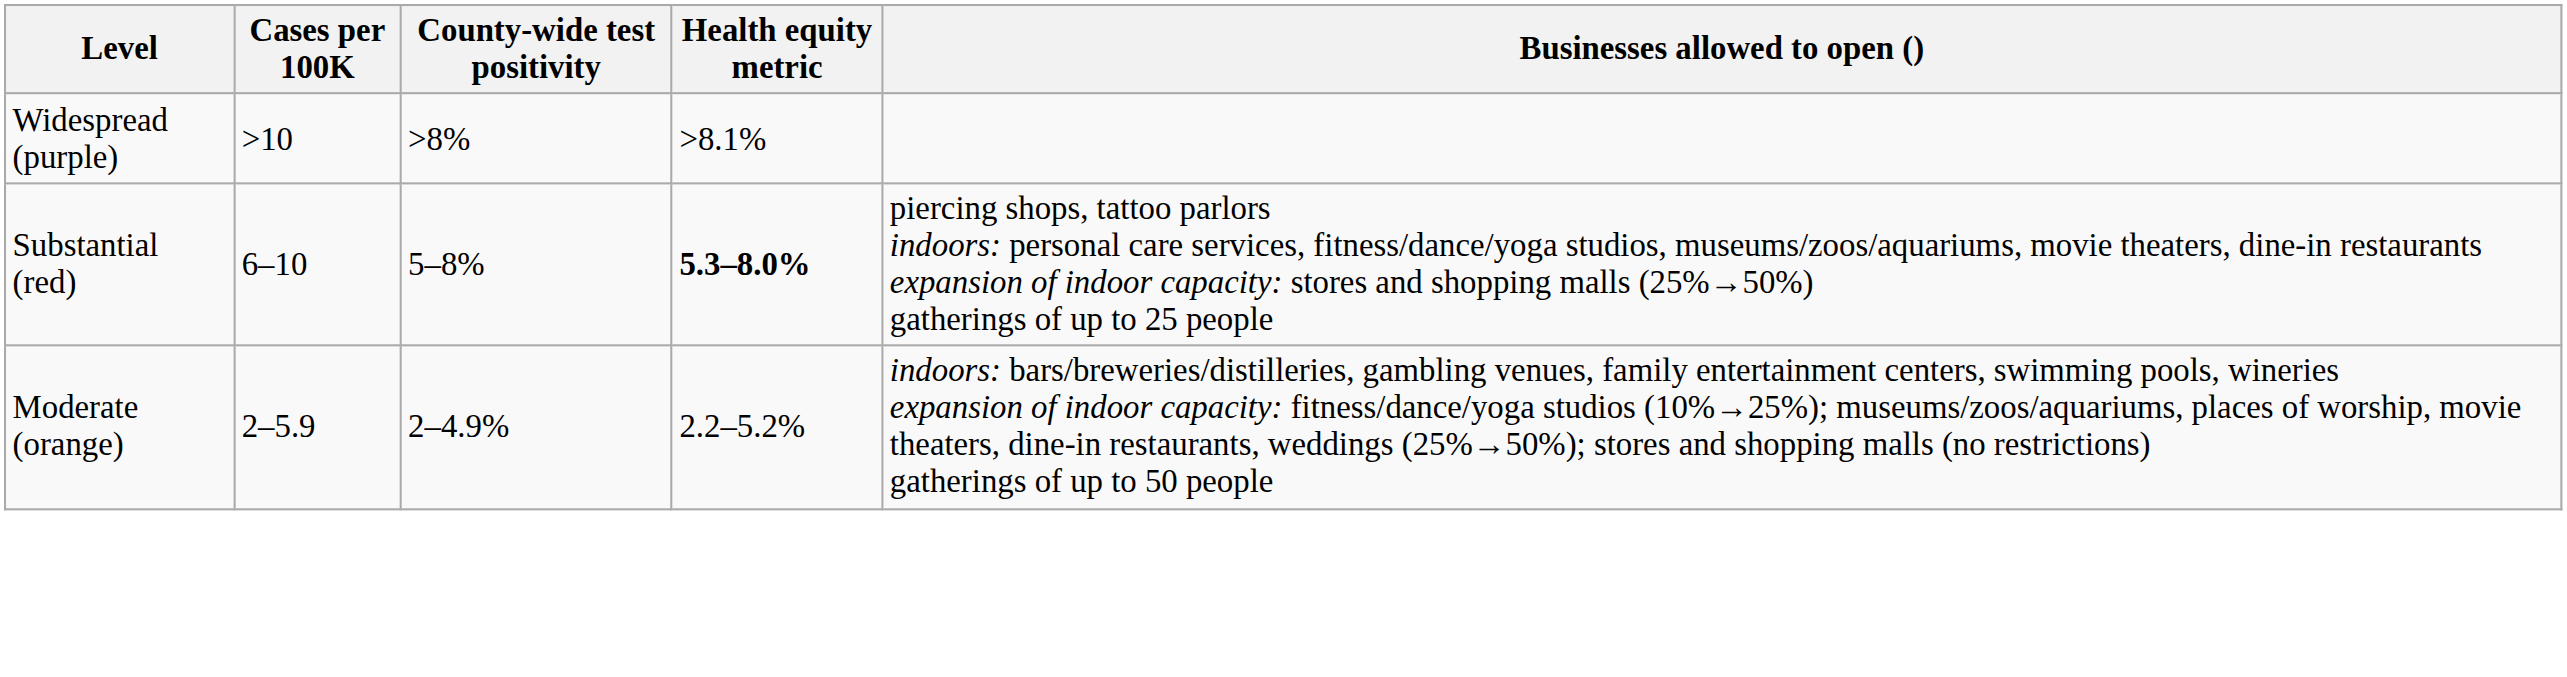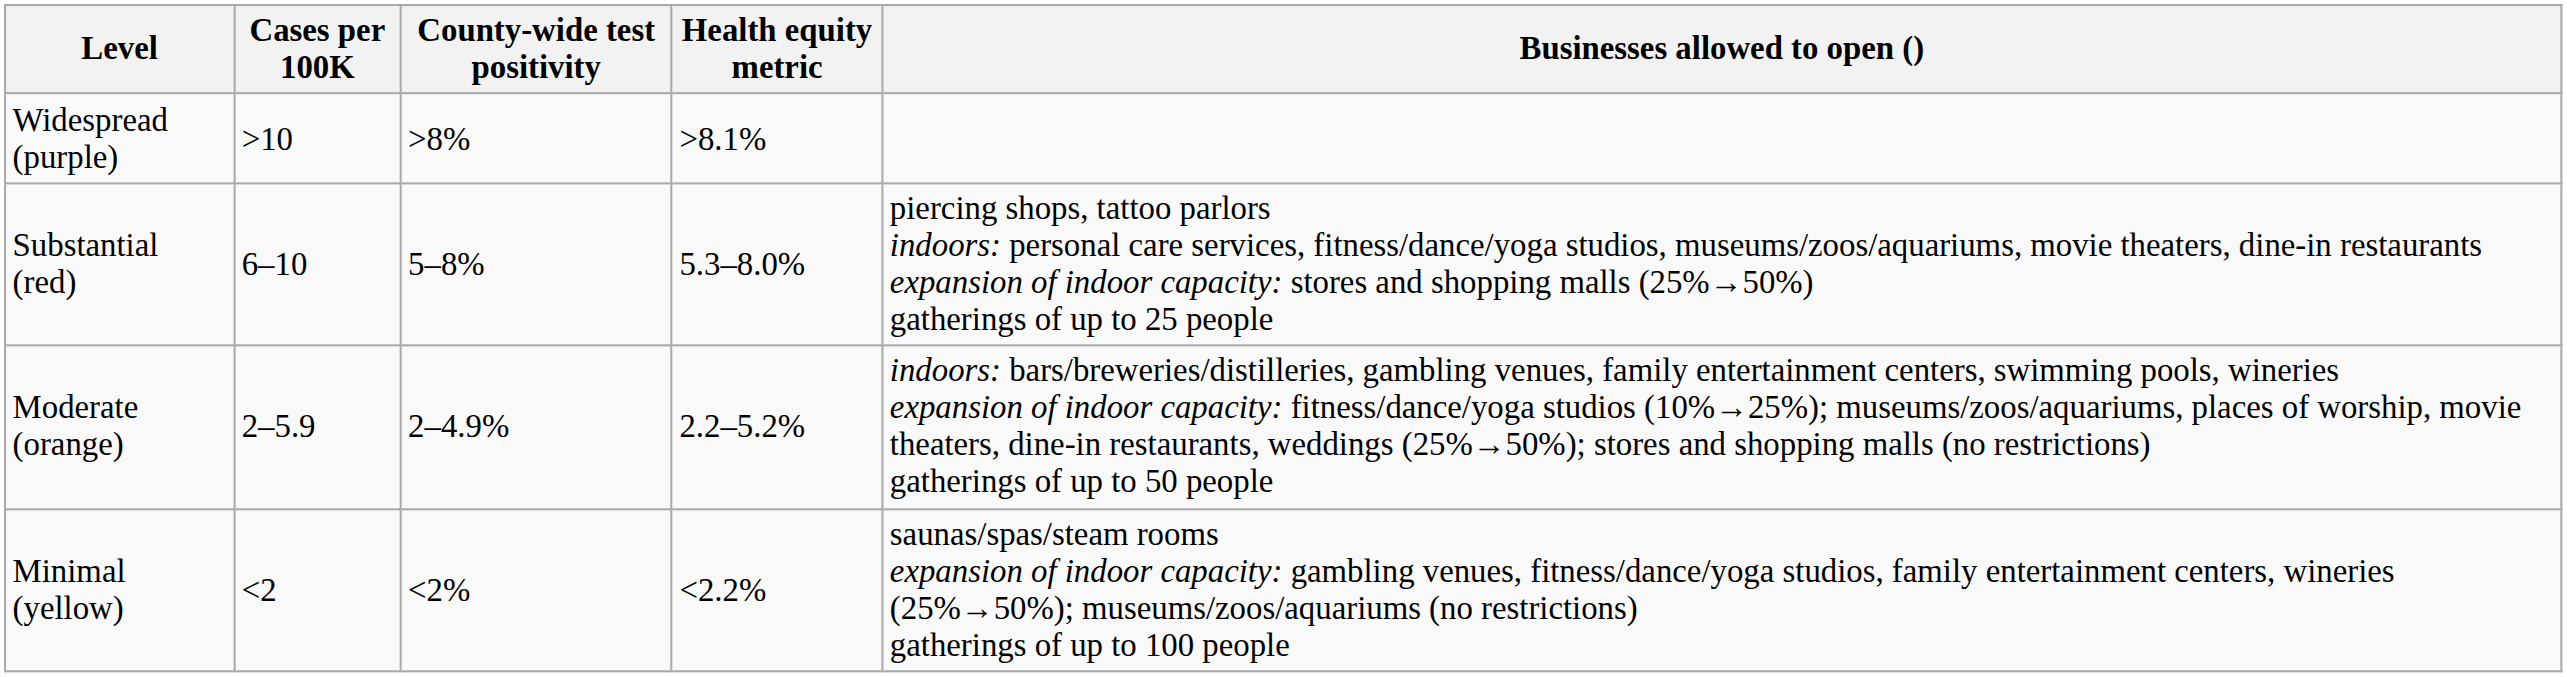(745, 263) bold -> (742, 263) normal
+ row: (69, 589)
